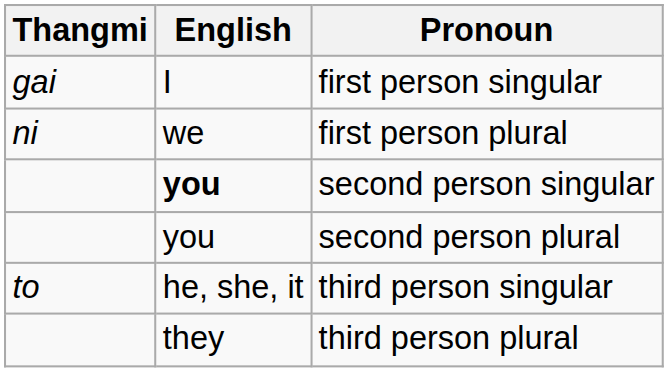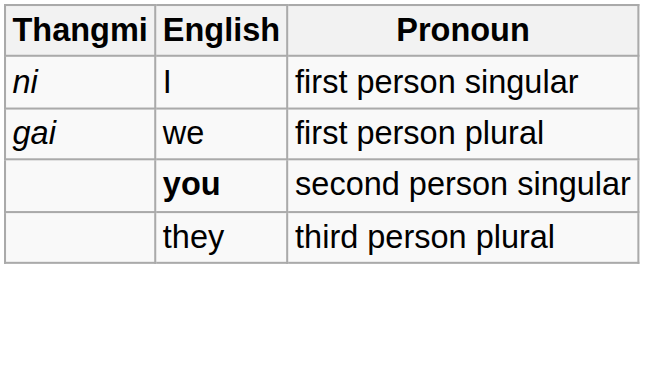(34, 81) gai -> (25, 81) ni
(25, 133) ni -> (34, 133) gai
- row: (469, 236)
- row: (466, 287)
